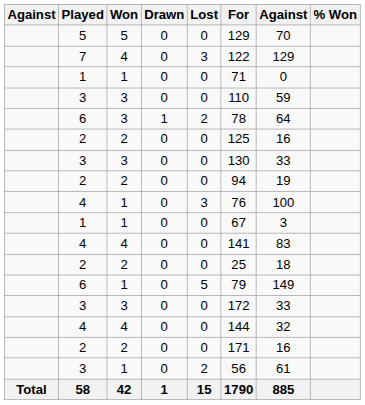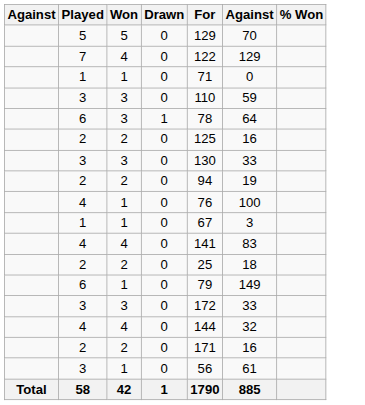- column: (204, 14)
